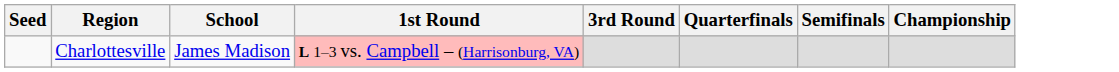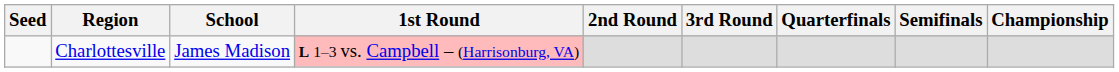+ column: (633, 20)
